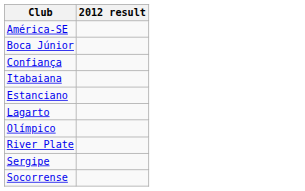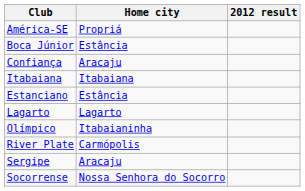+ column: (152, 13)
